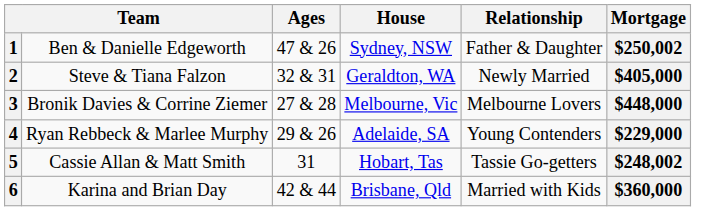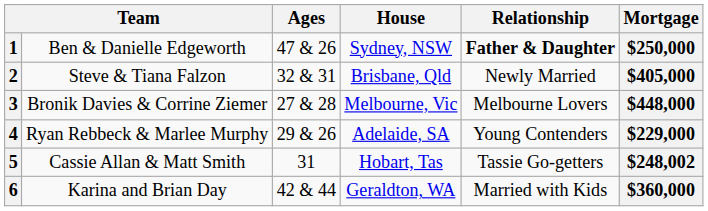(534, 47) normal -> (540, 47) bold
(648, 47) $250,002 -> (661, 47) $250,000
(401, 76) Geraldton, WA -> (401, 76) Brisbane, Qld
(401, 190) Brisbane, Qld -> (401, 190) Geraldton, WA
